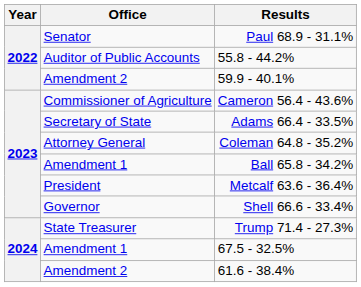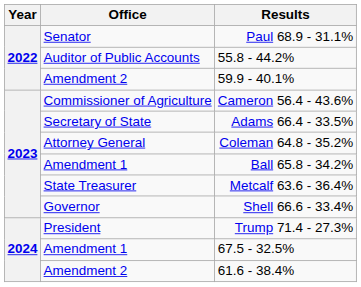(72, 185) President -> (90, 185) State Treasurer
(90, 228) State Treasurer -> (72, 228) President
